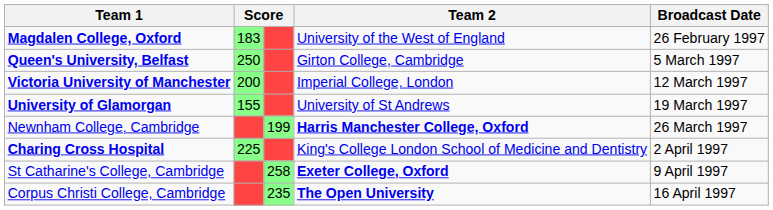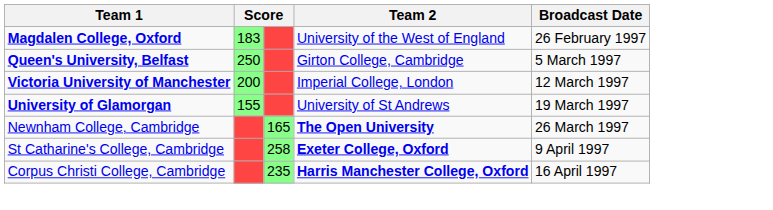(279, 127) 199 -> (279, 127) 165
(413, 127) Harris Manchester College, Oxford -> (365, 127) The Open University
- row: (86, 149)
(365, 194) The Open University -> (413, 171) Harris Manchester College, Oxford
